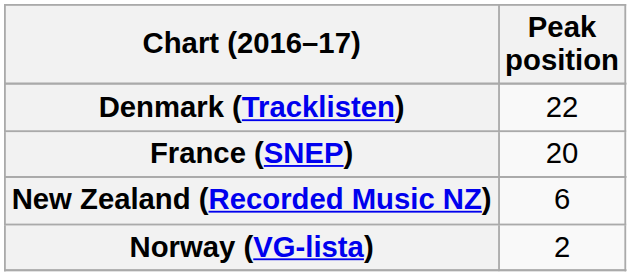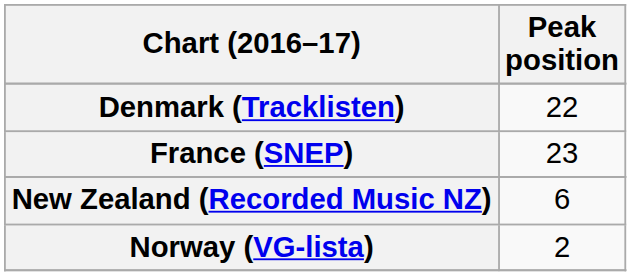(562, 153) 20 -> (562, 153) 23
